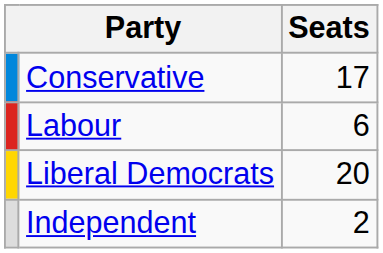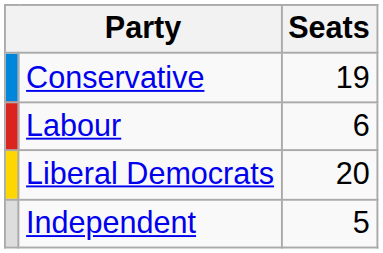(353, 77) 17 -> (353, 77) 19
(361, 222) 2 -> (361, 222) 5
